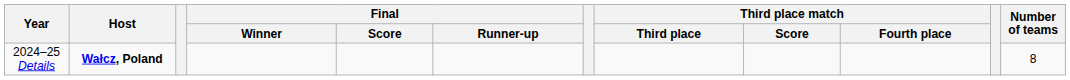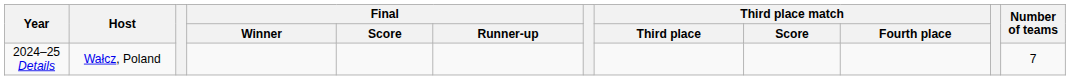(122, 59) bold -> (122, 59) normal
(1033, 59) 8 -> (1033, 59) 7
